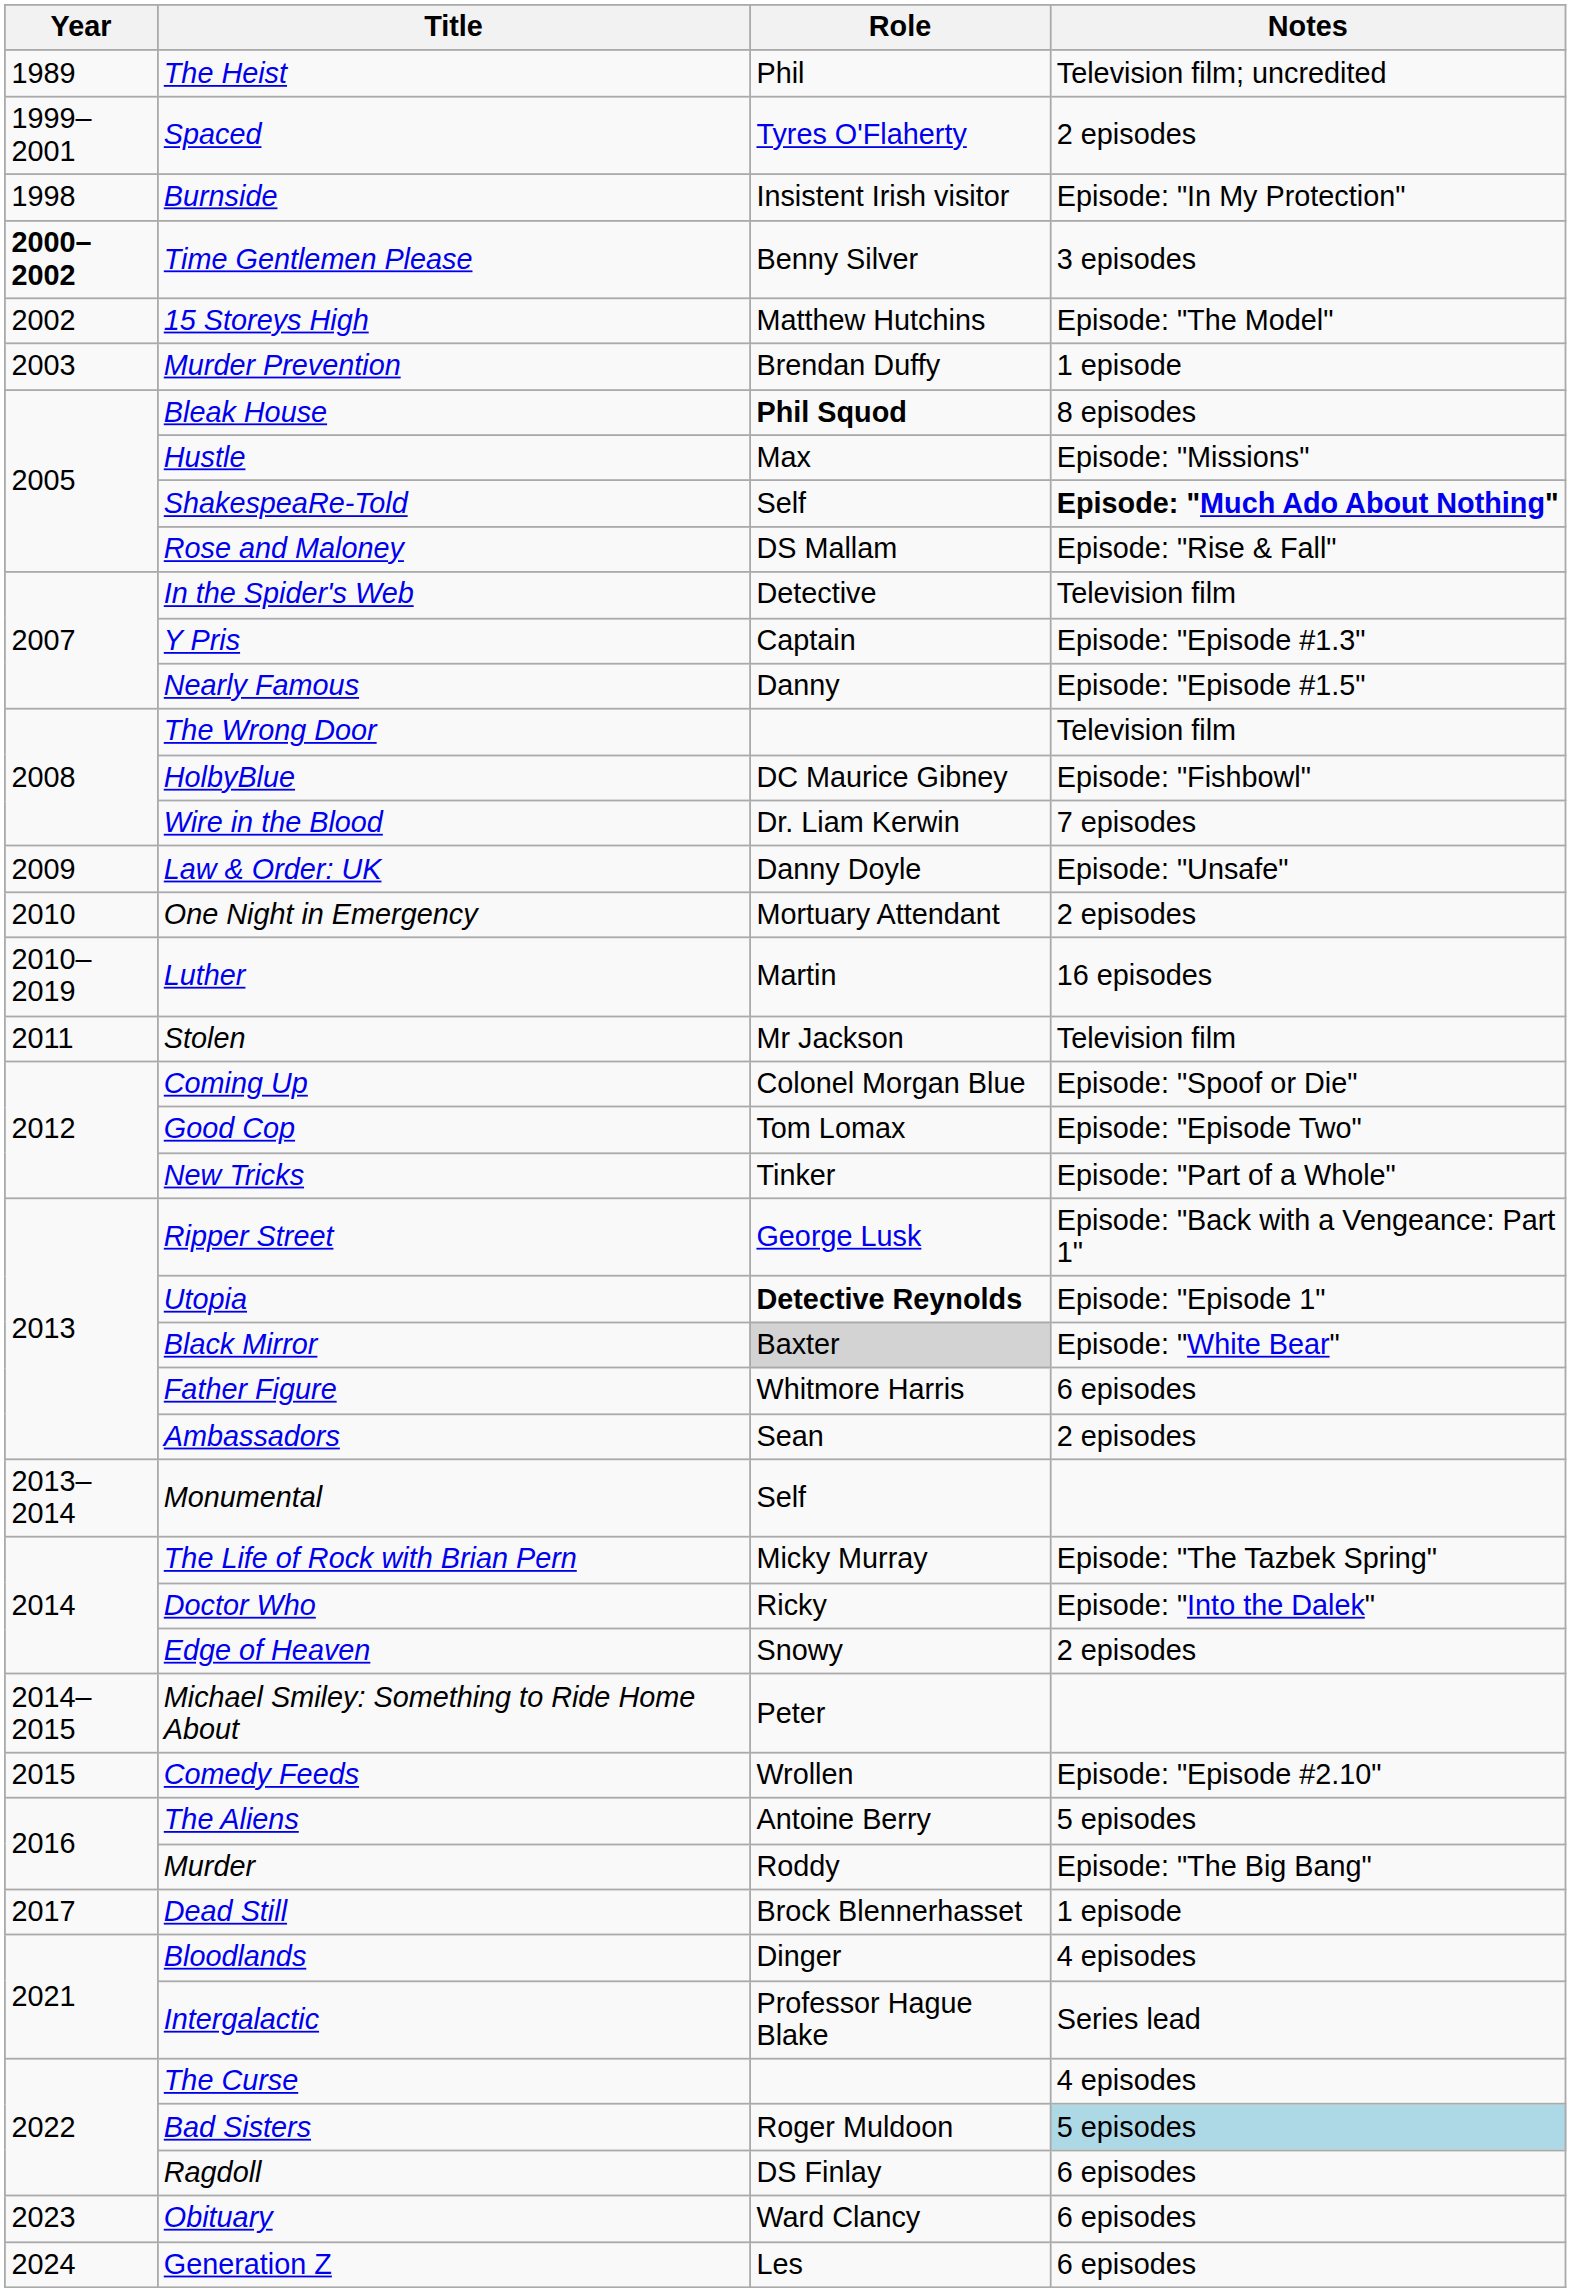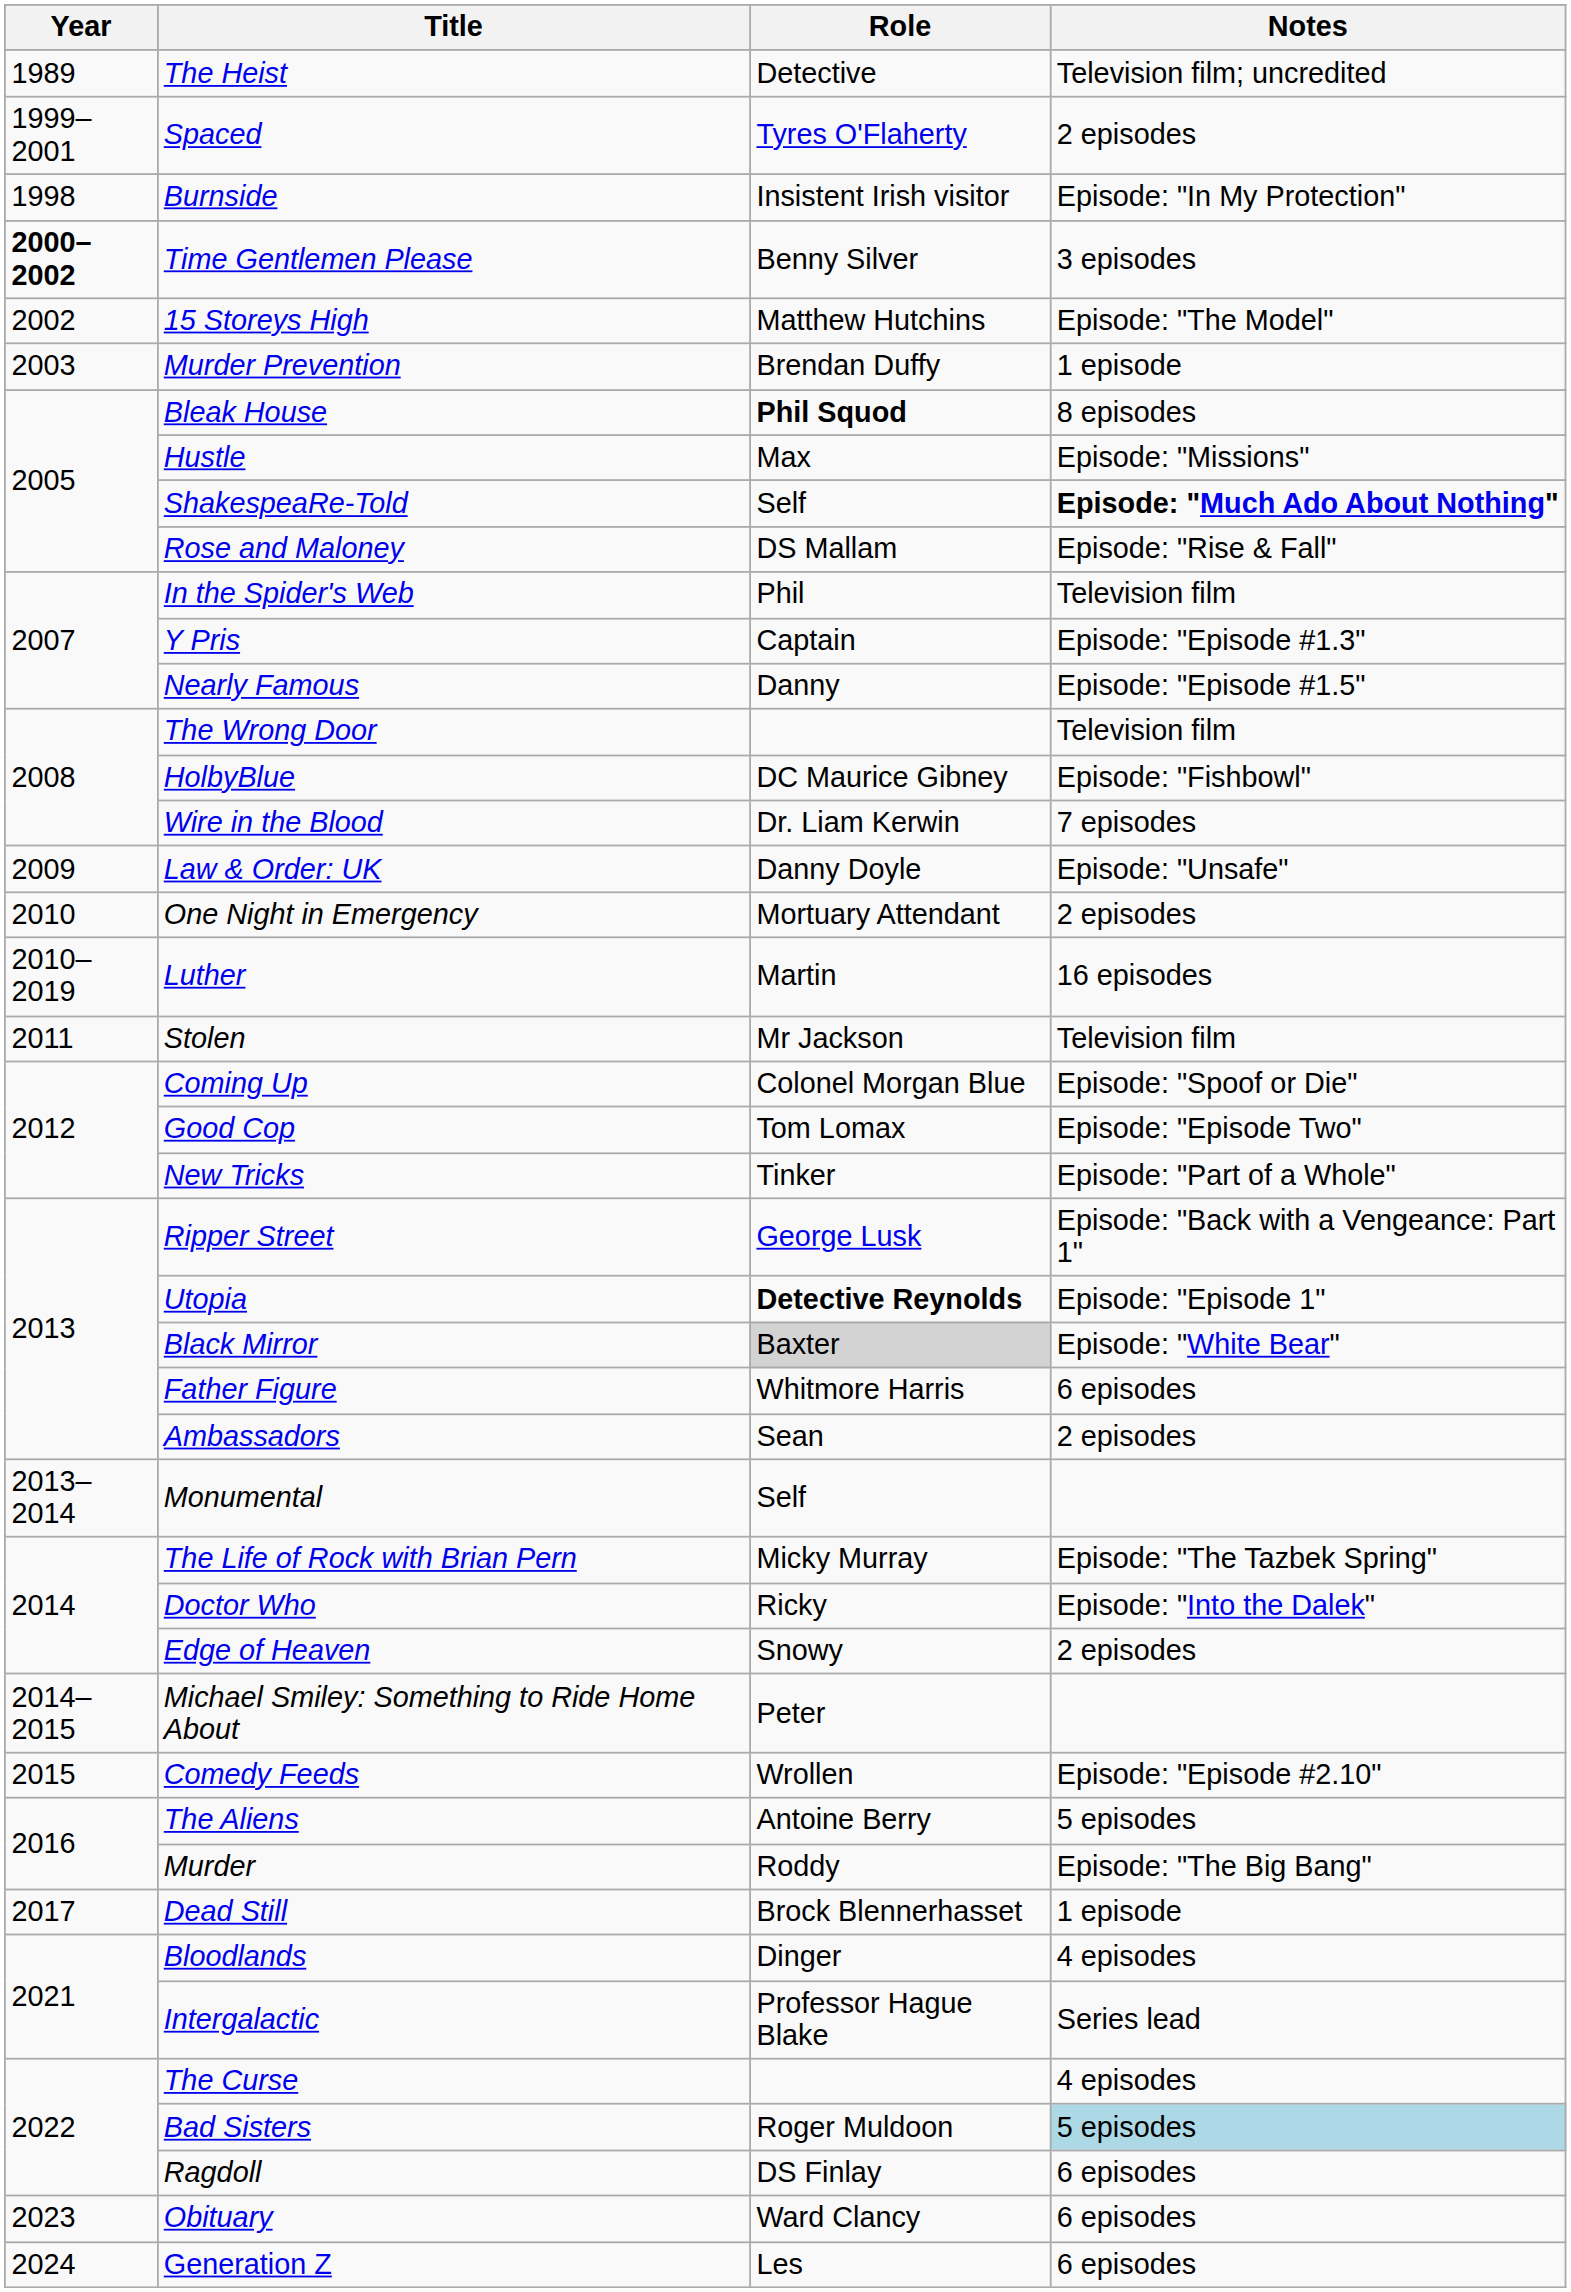(780, 73) Phil -> (816, 73) Detective
(816, 594) Detective -> (780, 594) Phil
